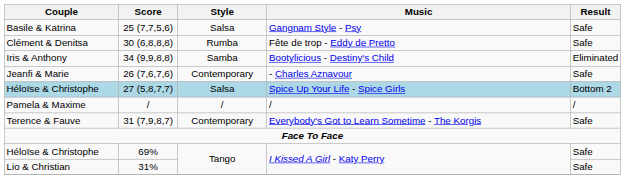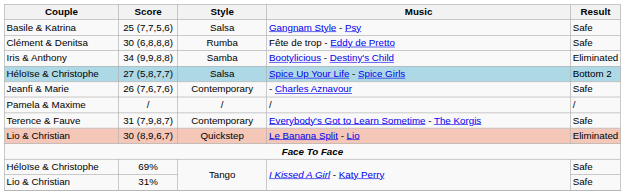rows swapped: (148, 74) <-> (148, 89)
+ row: (148, 136)
